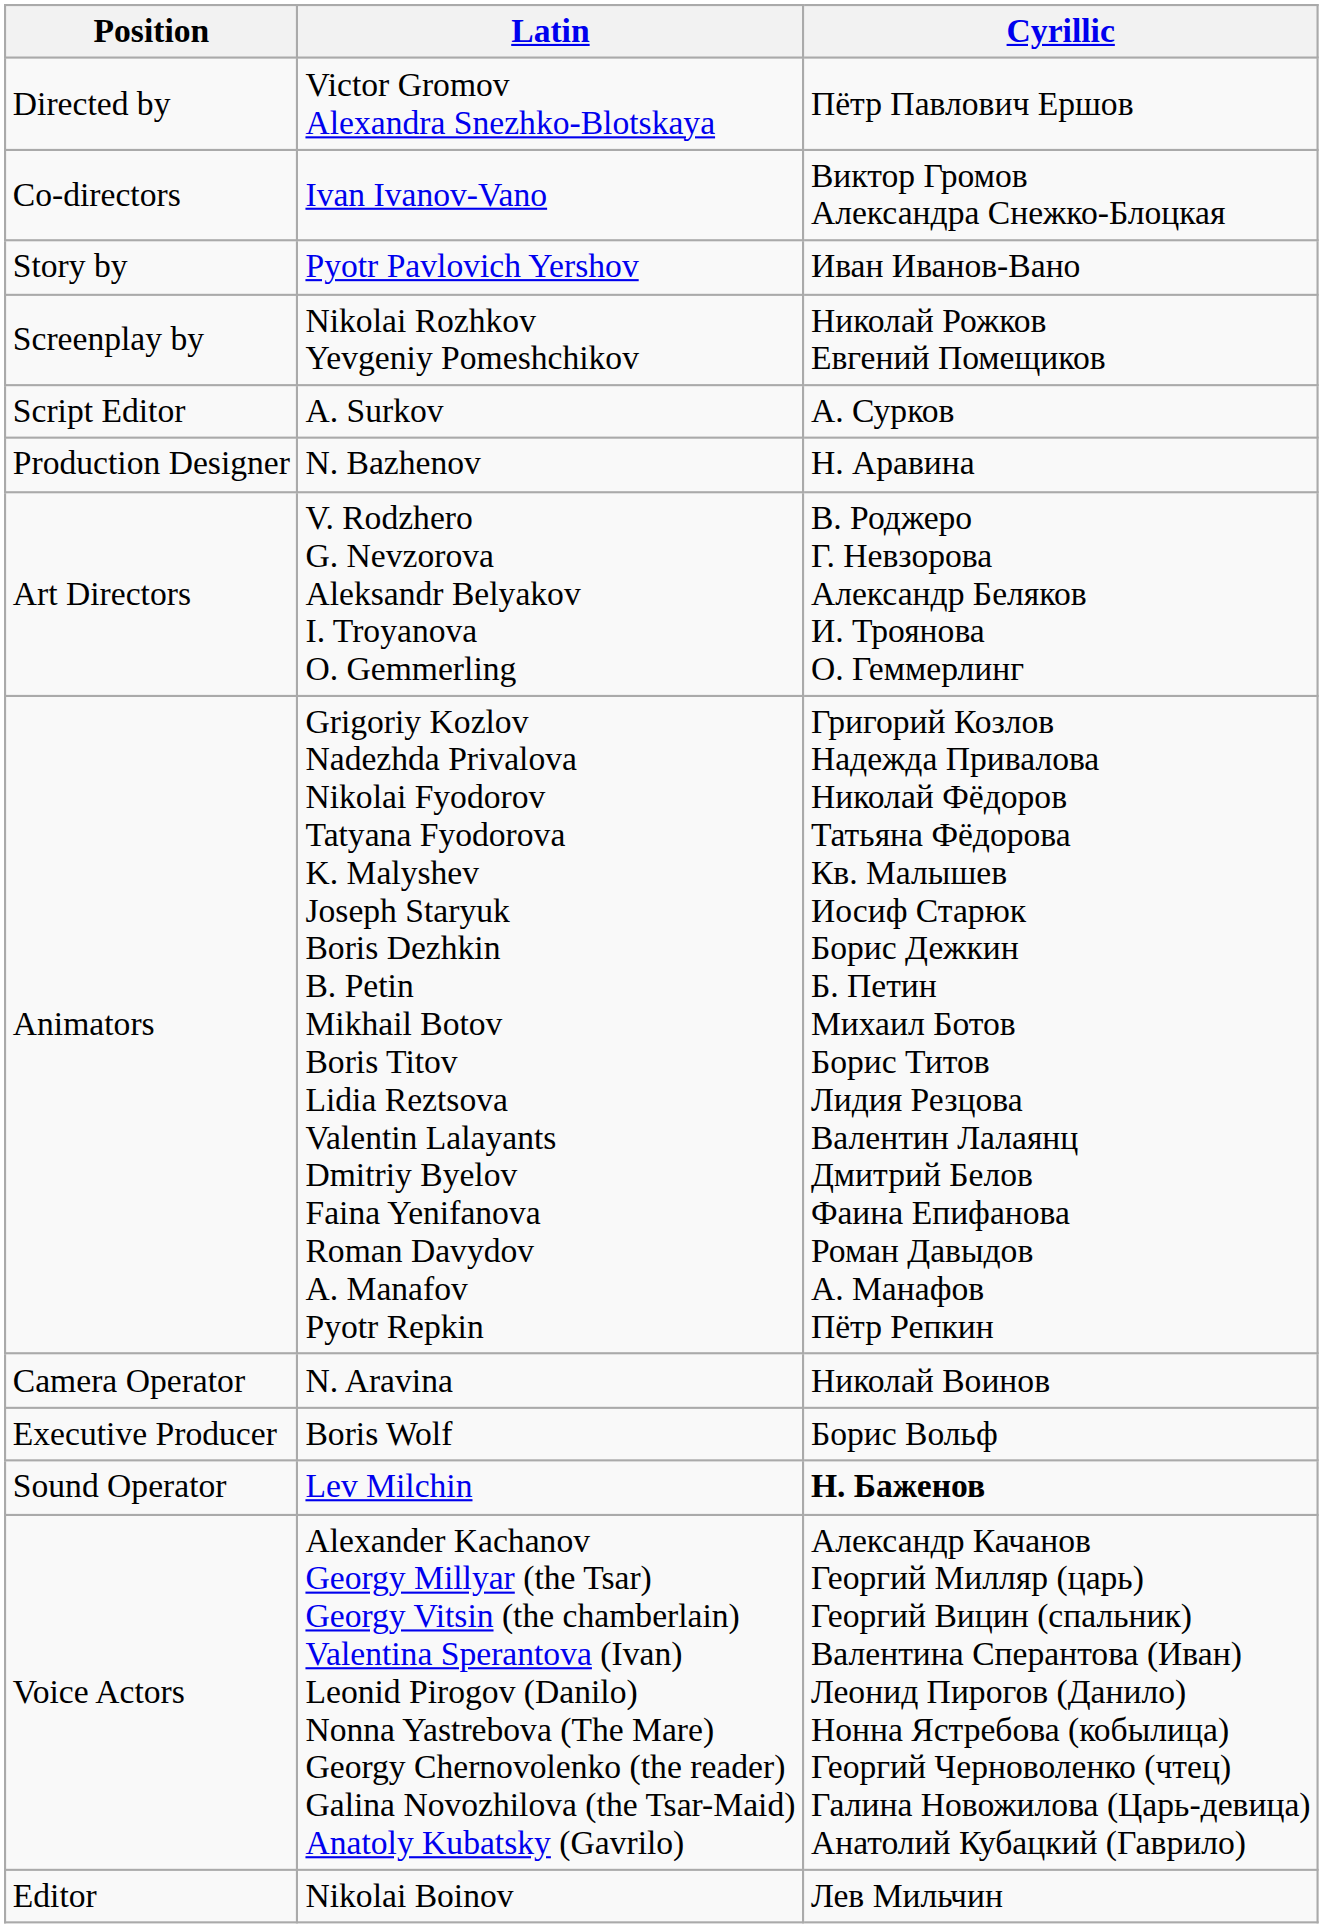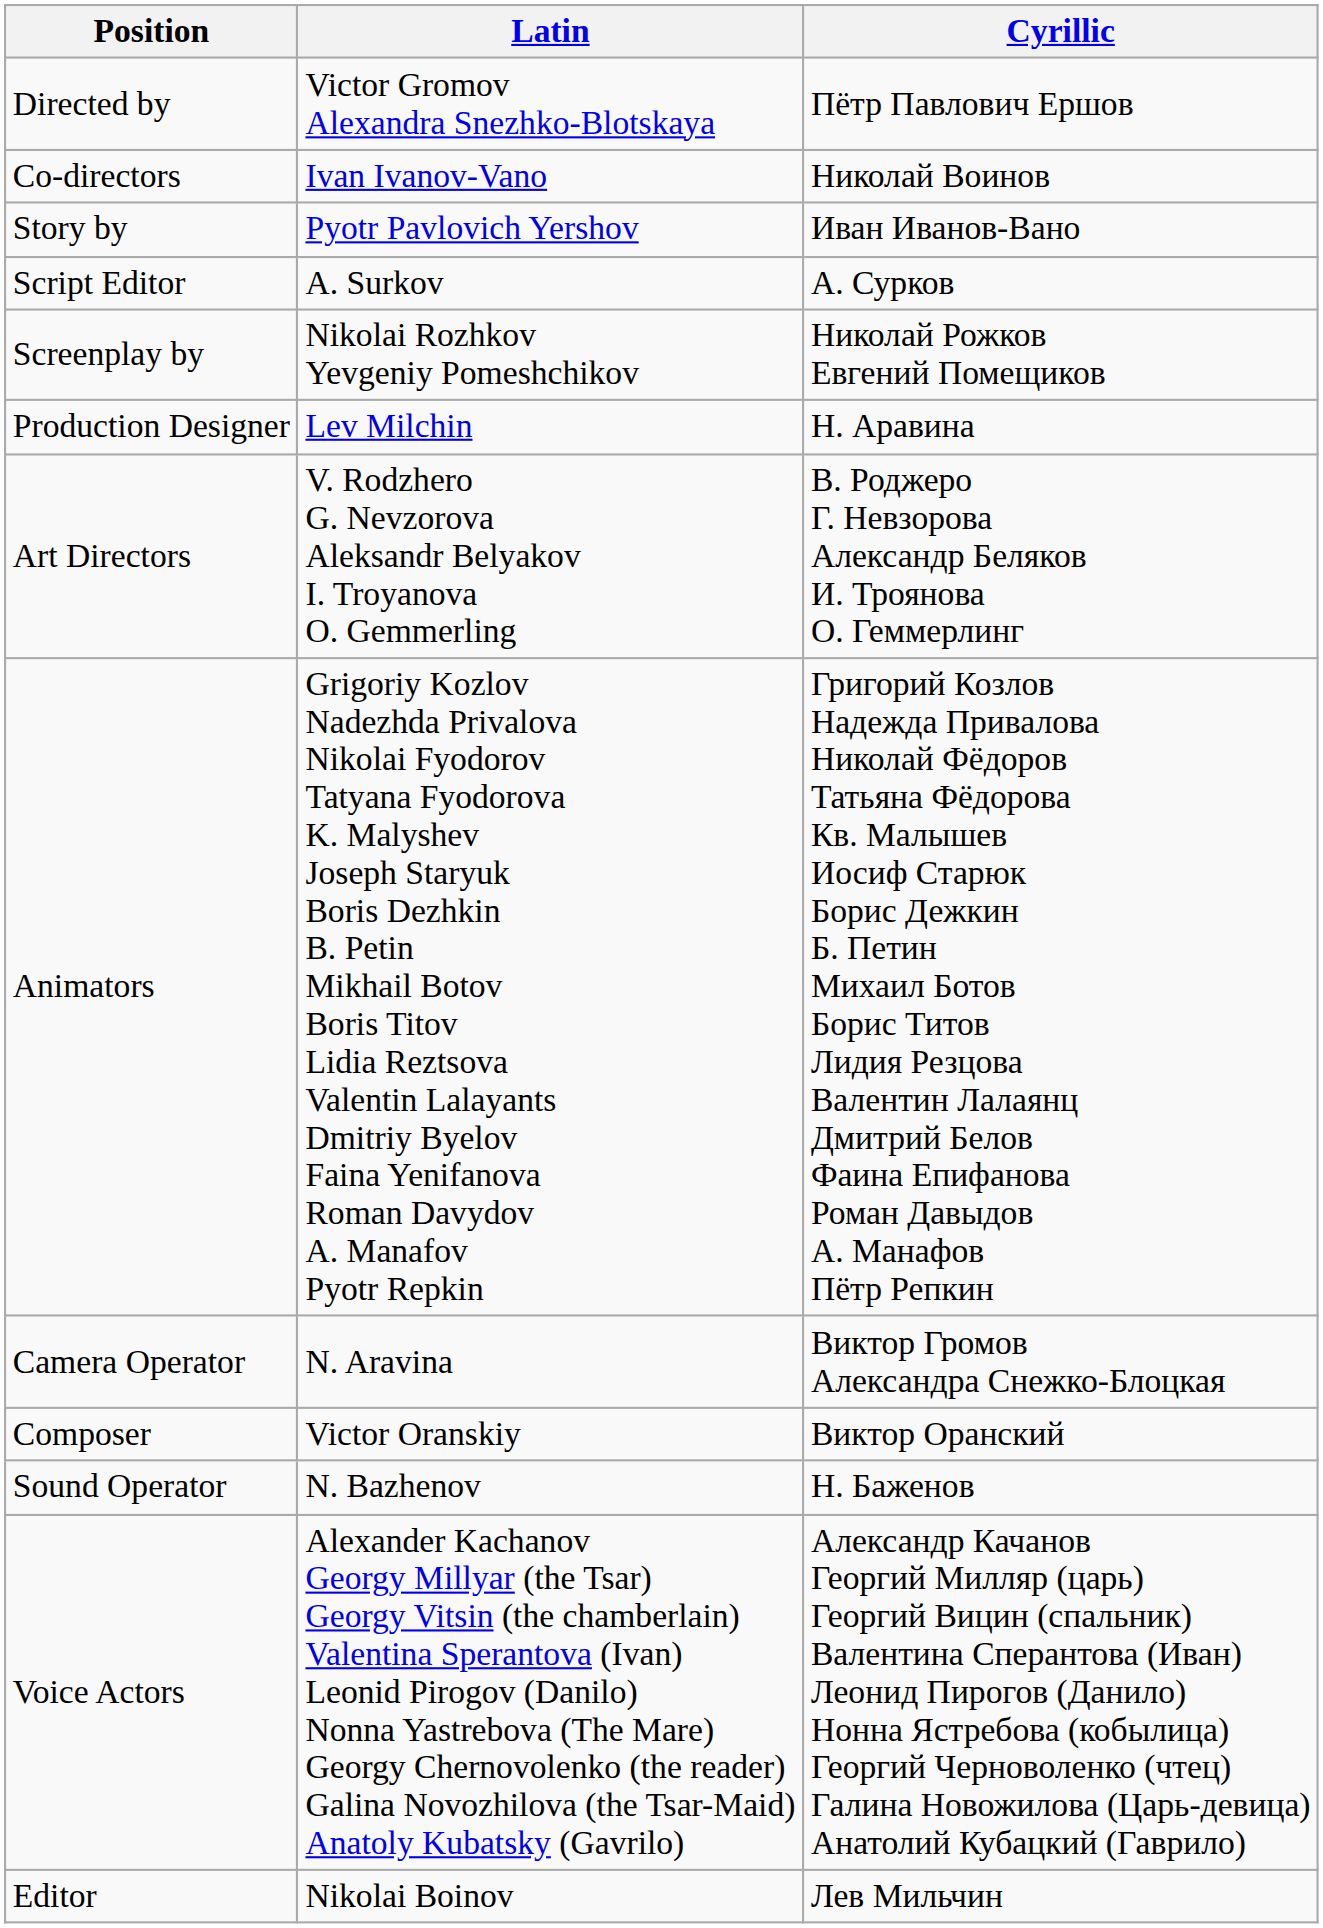(1018, 194) Виктор Громов Александра Снежко-Блоцкая -> (930, 175) Николай Воинов
rows swapped: (99, 410) <-> (108, 338)
(393, 464) N. Bazhenov -> (389, 426) Lev Milchin
(930, 1380) Николай Воинов -> (1018, 1361) Виктор Громов Александра Снежко-Блоцкая
+ row: (82, 1433)
- row: (145, 1433)
(389, 1486) Lev Milchin -> (393, 1486) N. Bazhenov
(898, 1486) bold -> (893, 1486) normal
